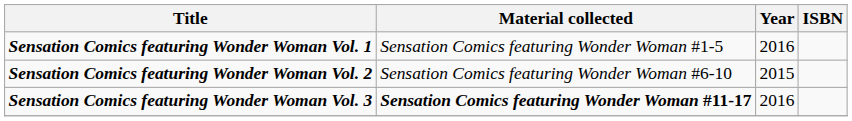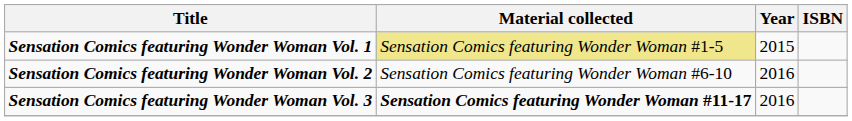(552, 45) no background -> (552, 45) khaki background
(777, 45) 2016 -> (777, 45) 2015
(777, 73) 2015 -> (777, 73) 2016
